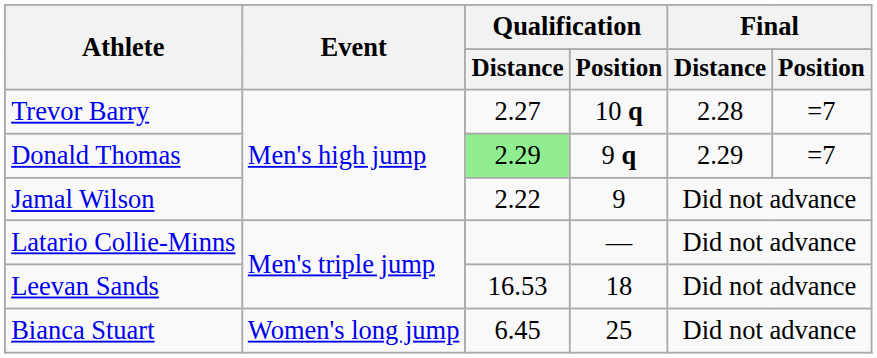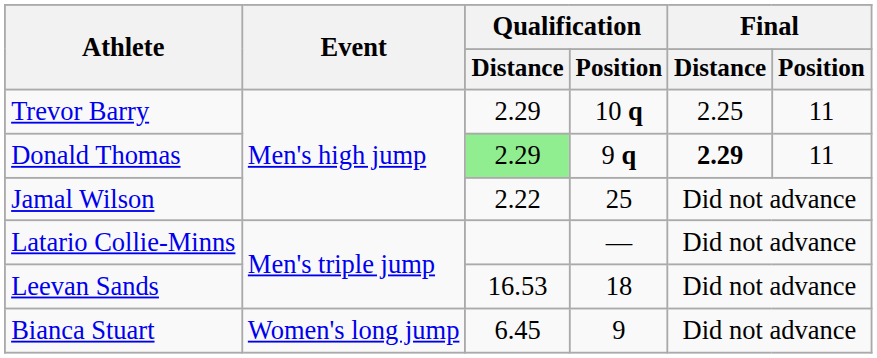(518, 111) 2.27 -> (518, 111) 2.29
(720, 111) 2.28 -> (720, 111) 2.25
(821, 111) =7 -> (821, 111) 11
(720, 155) normal -> (720, 155) bold
(821, 155) =7 -> (821, 155) 11
(619, 199) 9 -> (619, 199) 25
(619, 330) 25 -> (619, 330) 9
